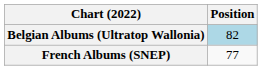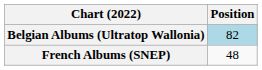(232, 55) 77 -> (232, 55) 48
